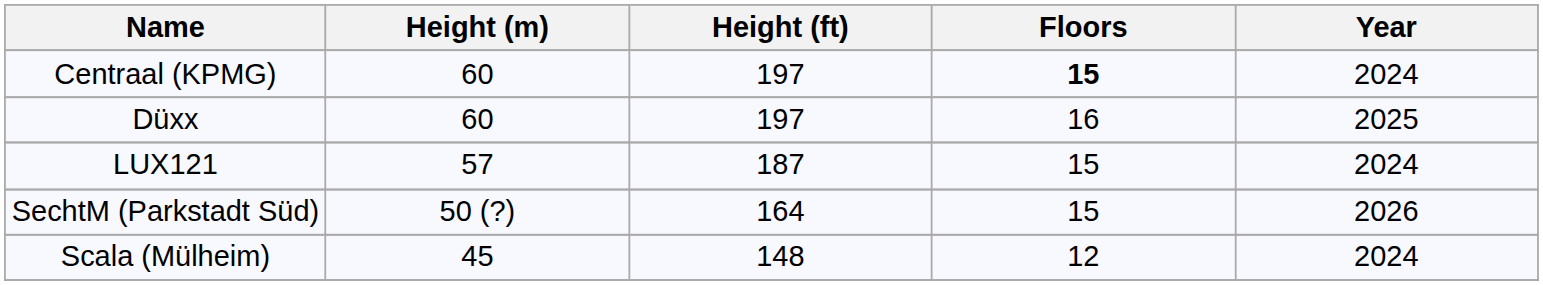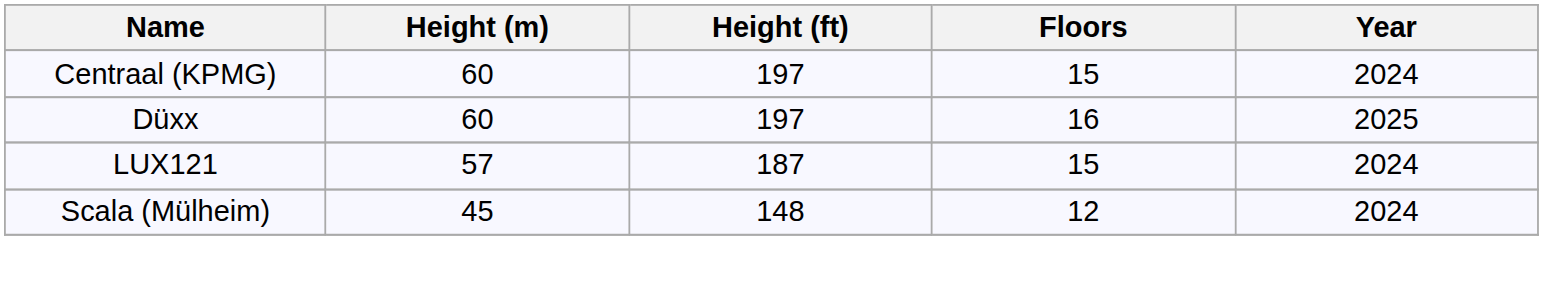(1083, 73) bold -> (1083, 73) normal
- row: (165, 211)
